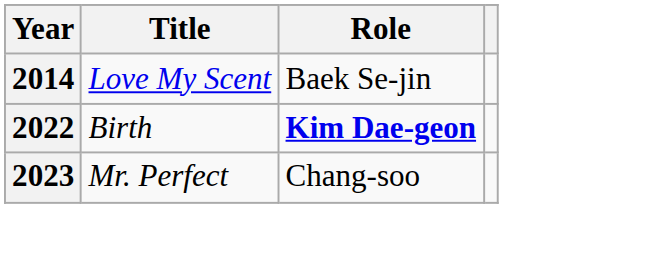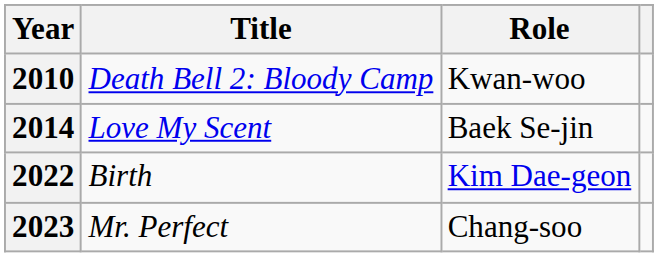+ row: (43, 78)
(381, 127) bold -> (539, 176) normal
